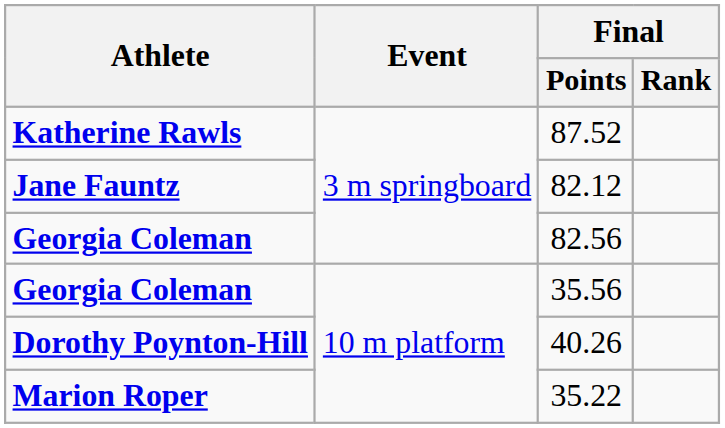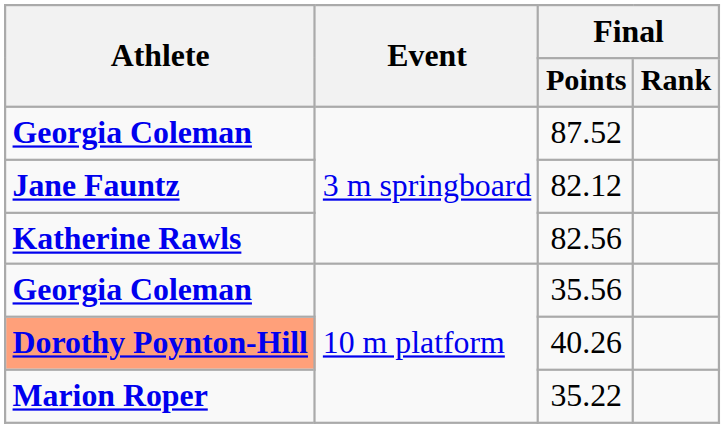(127, 133) Katherine Rawls -> (132, 133) Georgia Coleman
(132, 238) Georgia Coleman -> (127, 238) Katherine Rawls
(160, 343) no background -> (160, 343) lightsalmon background
